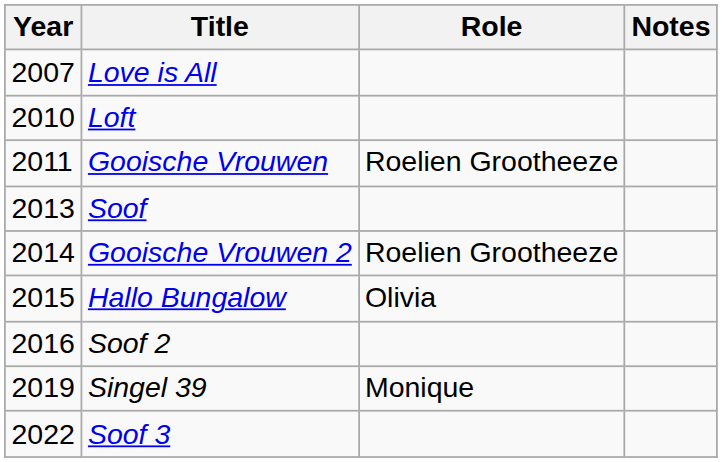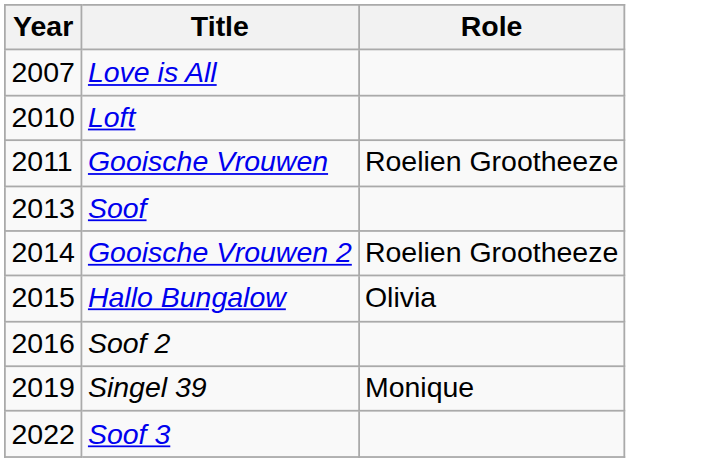- column: (671, 27)
